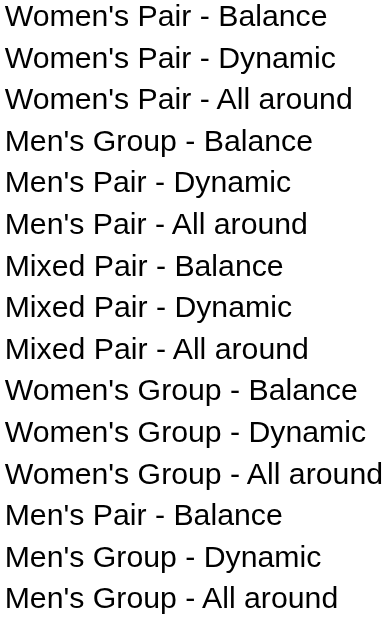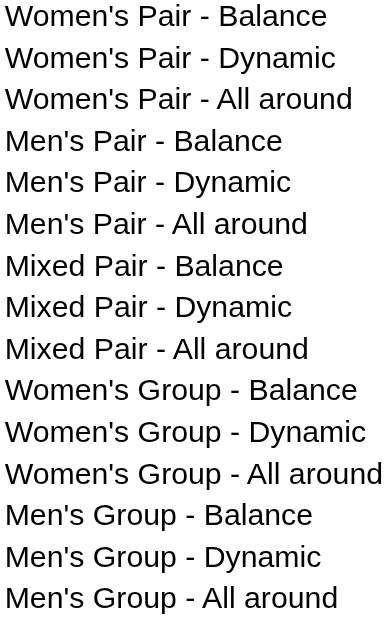rows swapped: (144, 515) <-> (159, 140)
